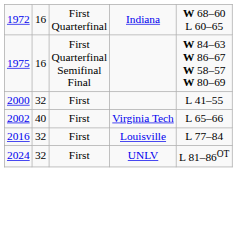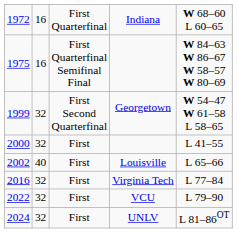+ row: (18, 113)
(143, 118) Virginia Tech -> (143, 162) Louisville
(143, 136) Louisville -> (143, 180) Virginia Tech
+ row: (18, 198)
